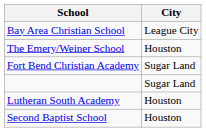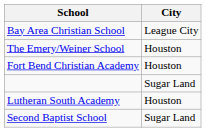(170, 65) Sugar Land -> (163, 65) Houston
(163, 118) Houston -> (170, 118) Sugar Land
